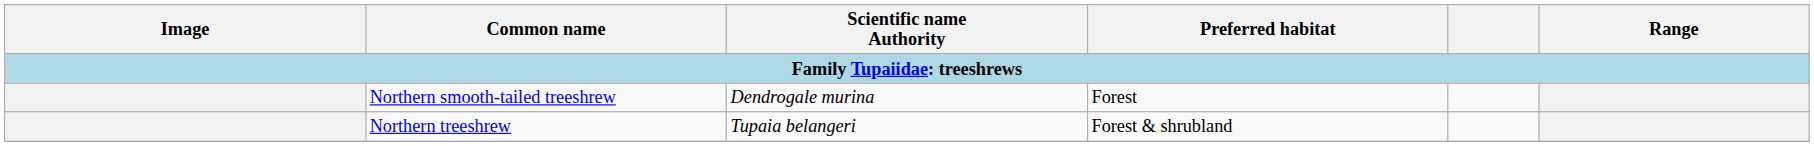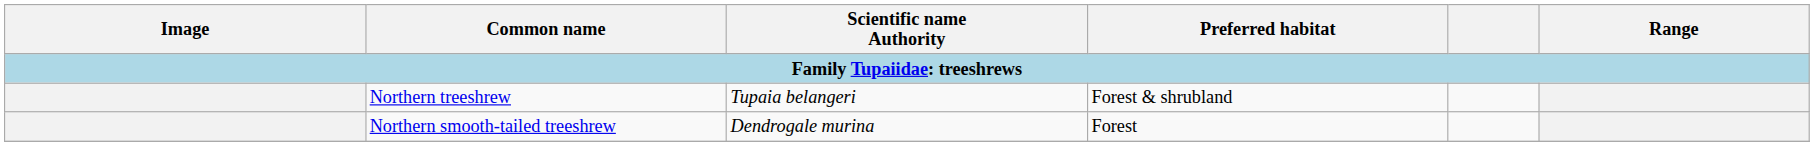rows swapped: (493, 97) <-> (440, 126)
